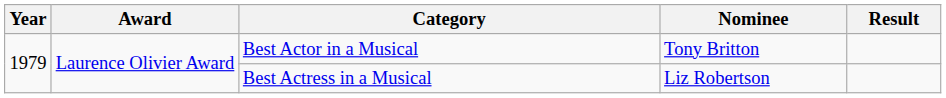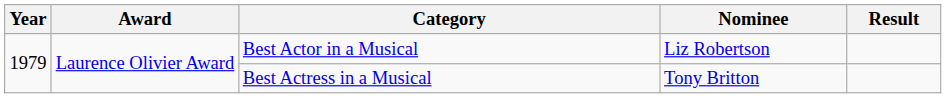(712, 48) Tony Britton -> (717, 48) Liz Robertson
(717, 78) Liz Robertson -> (712, 78) Tony Britton
